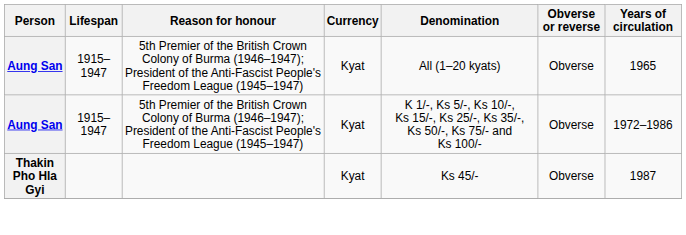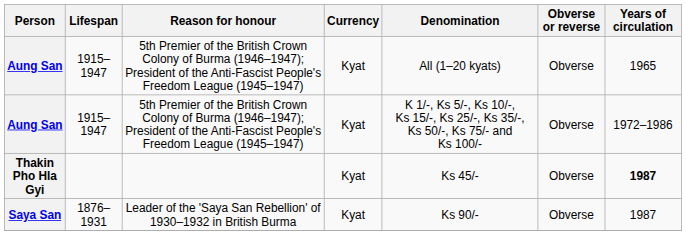(643, 176) normal -> (643, 176) bold
+ row: (35, 215)
